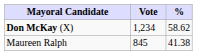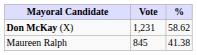(144, 27) 1,234 -> (144, 27) 1,231
